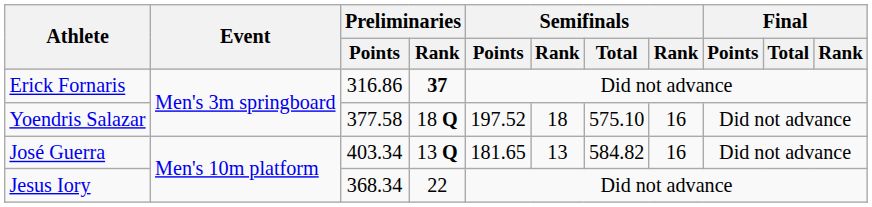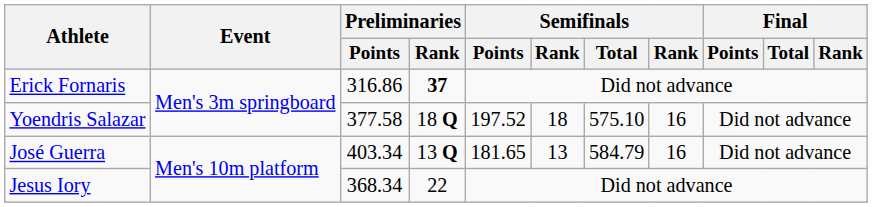(617, 152) 584.82 -> (617, 152) 584.79
